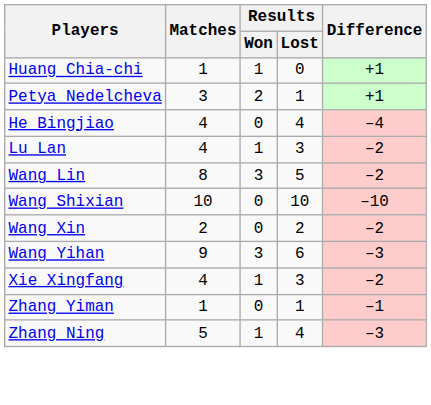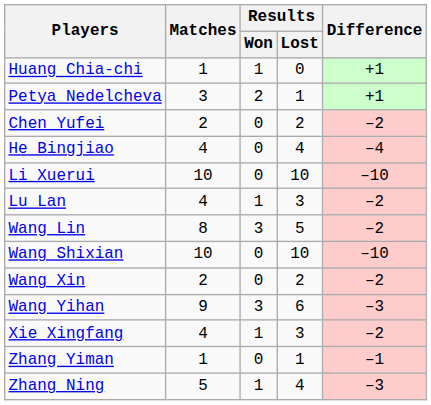+ row: (56, 123)
+ row: (52, 176)
